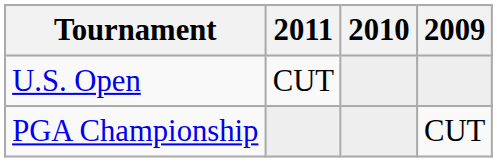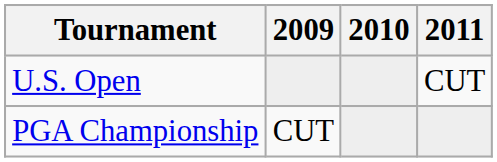columns swapped: (455, 30) <-> (303, 30)
